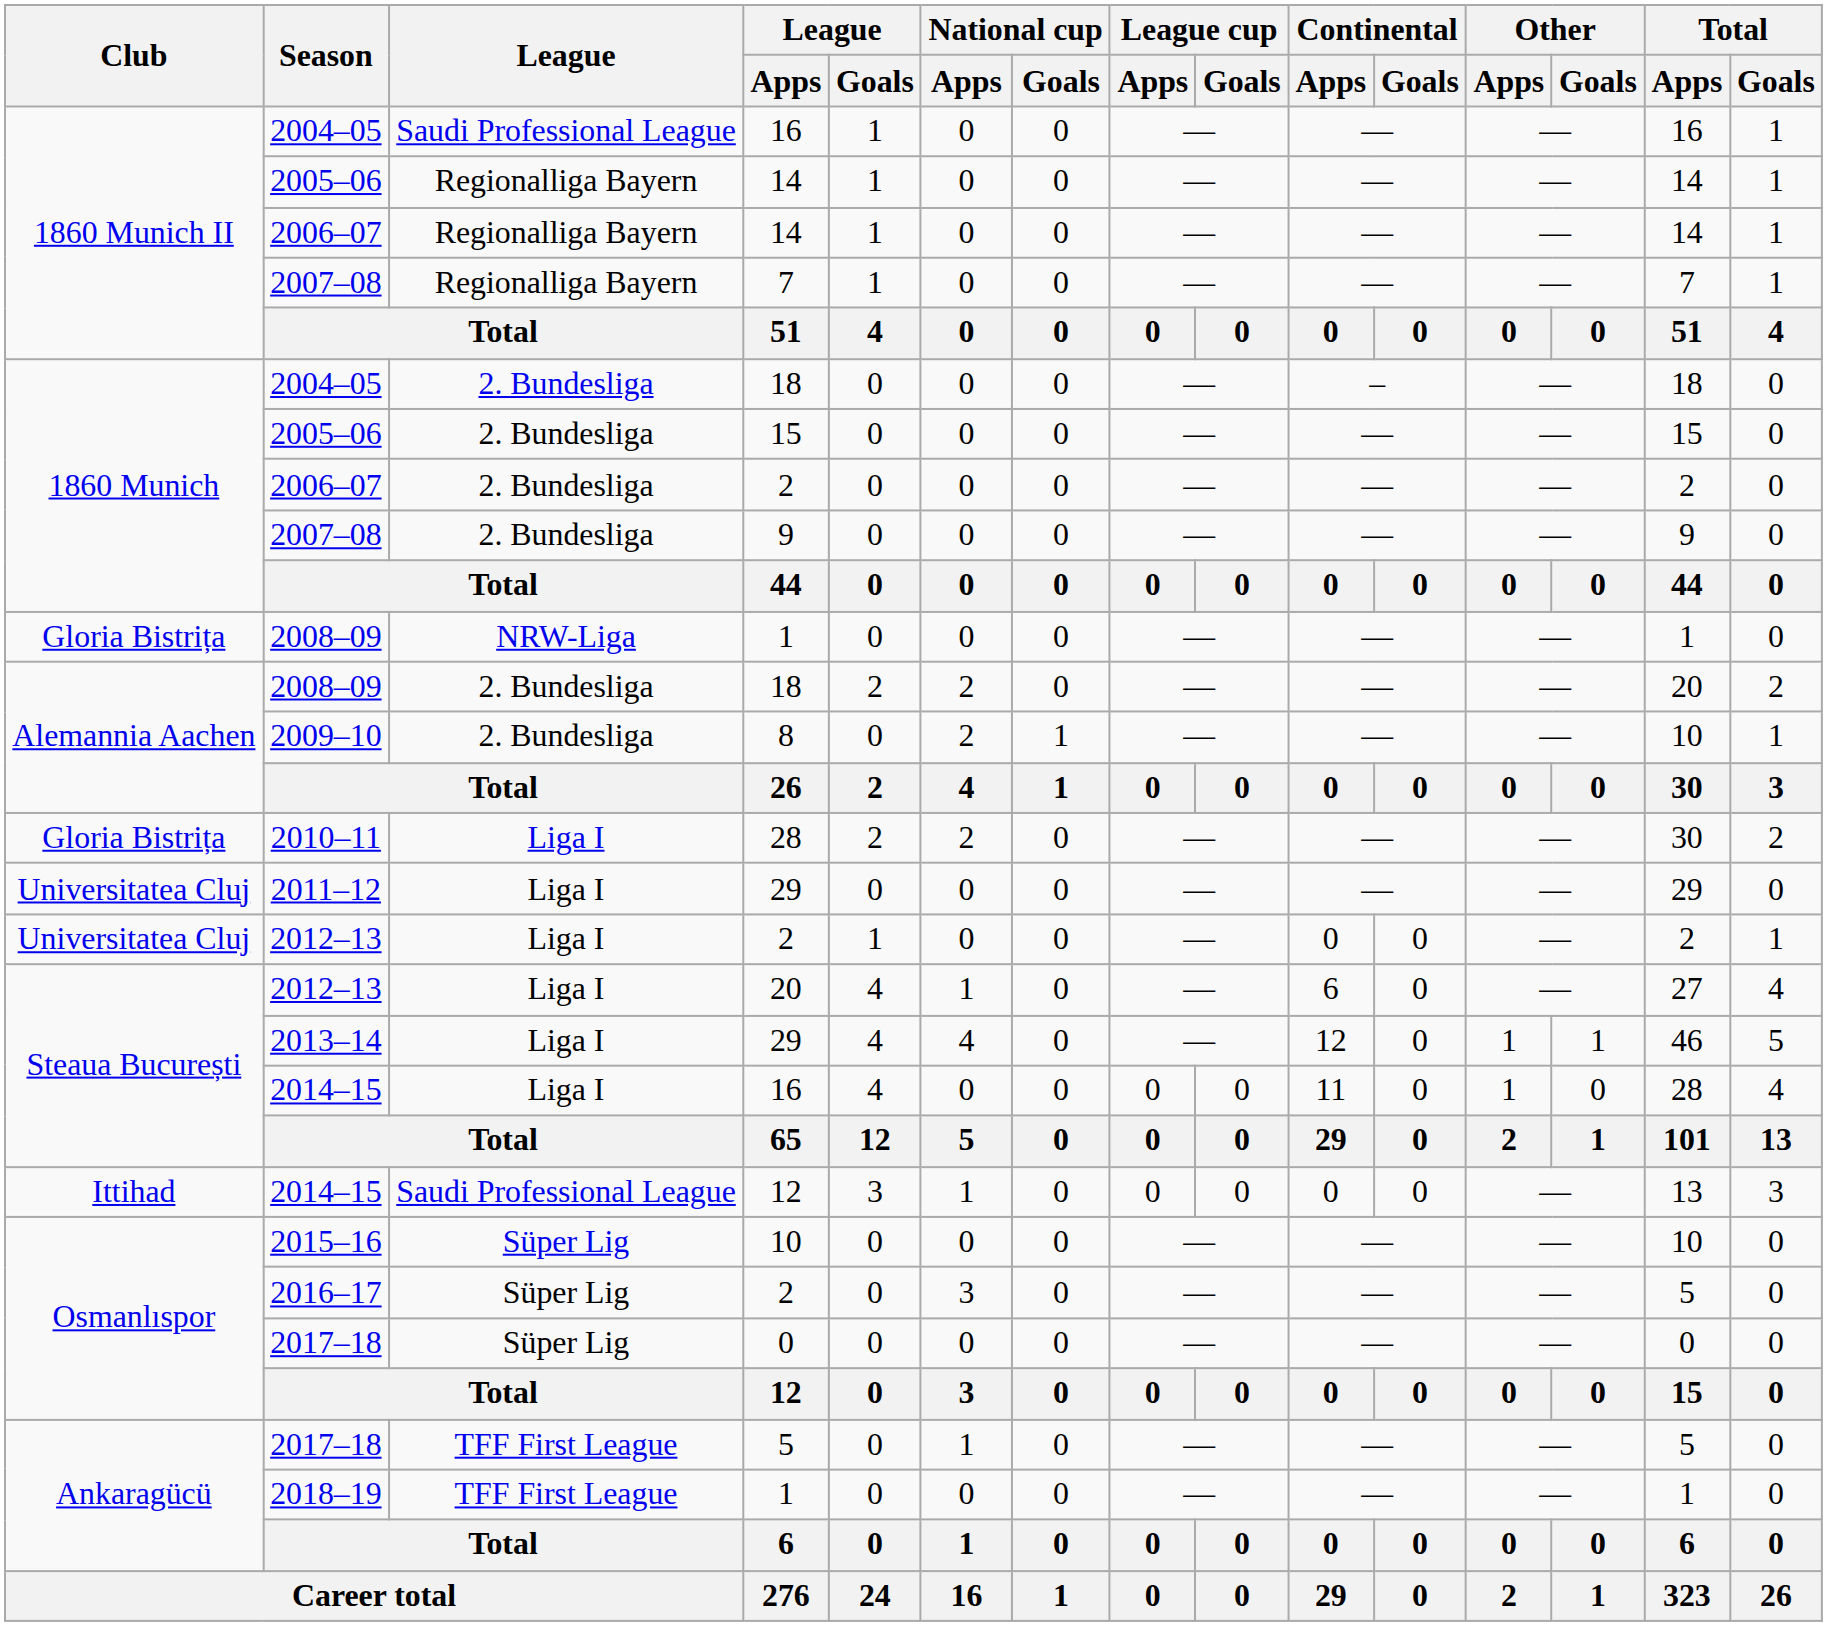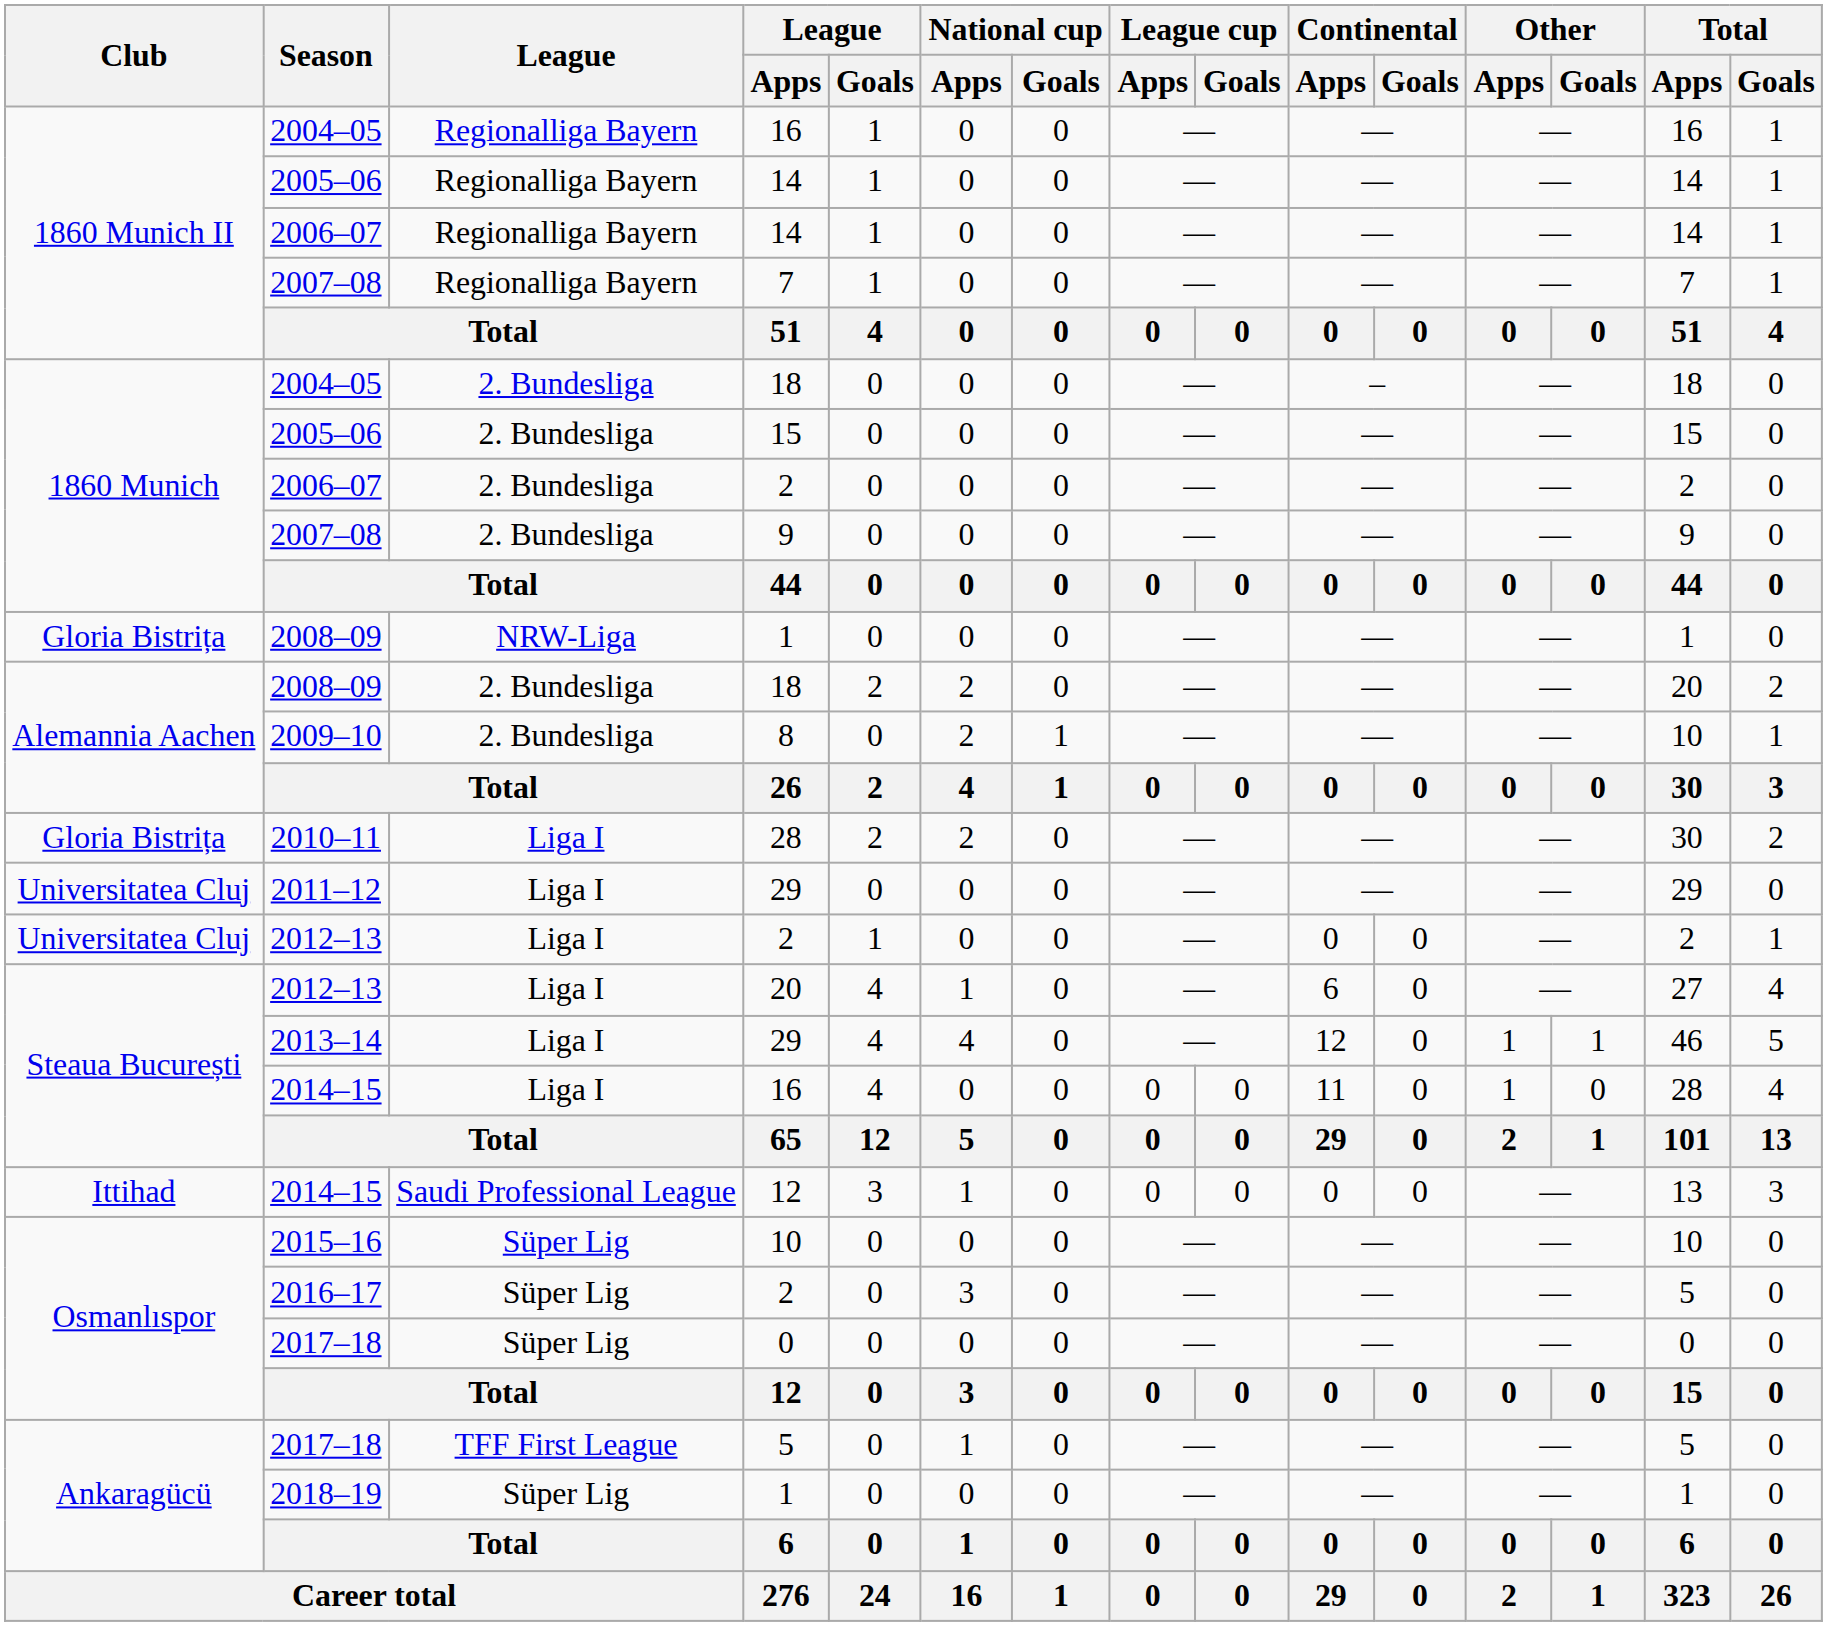(566, 130) Saudi Professional League -> (566, 130) Regionalliga Bayern
(566, 1494) TFF First League -> (566, 1494) Süper Lig
